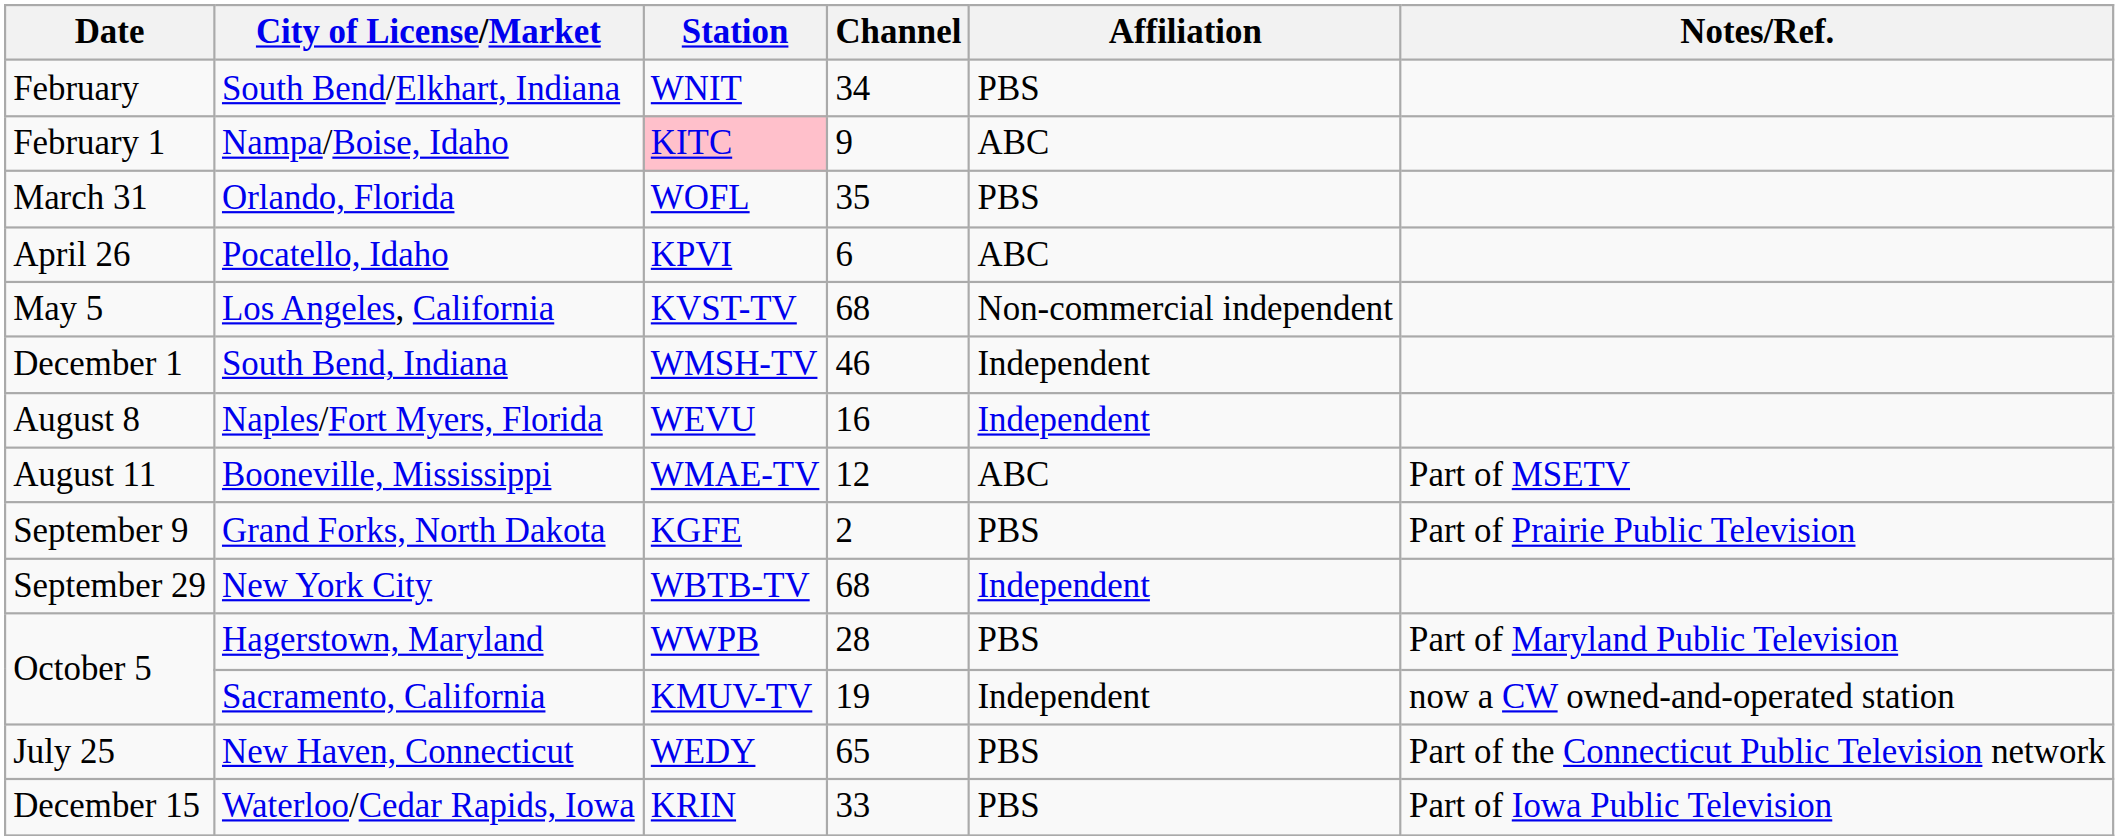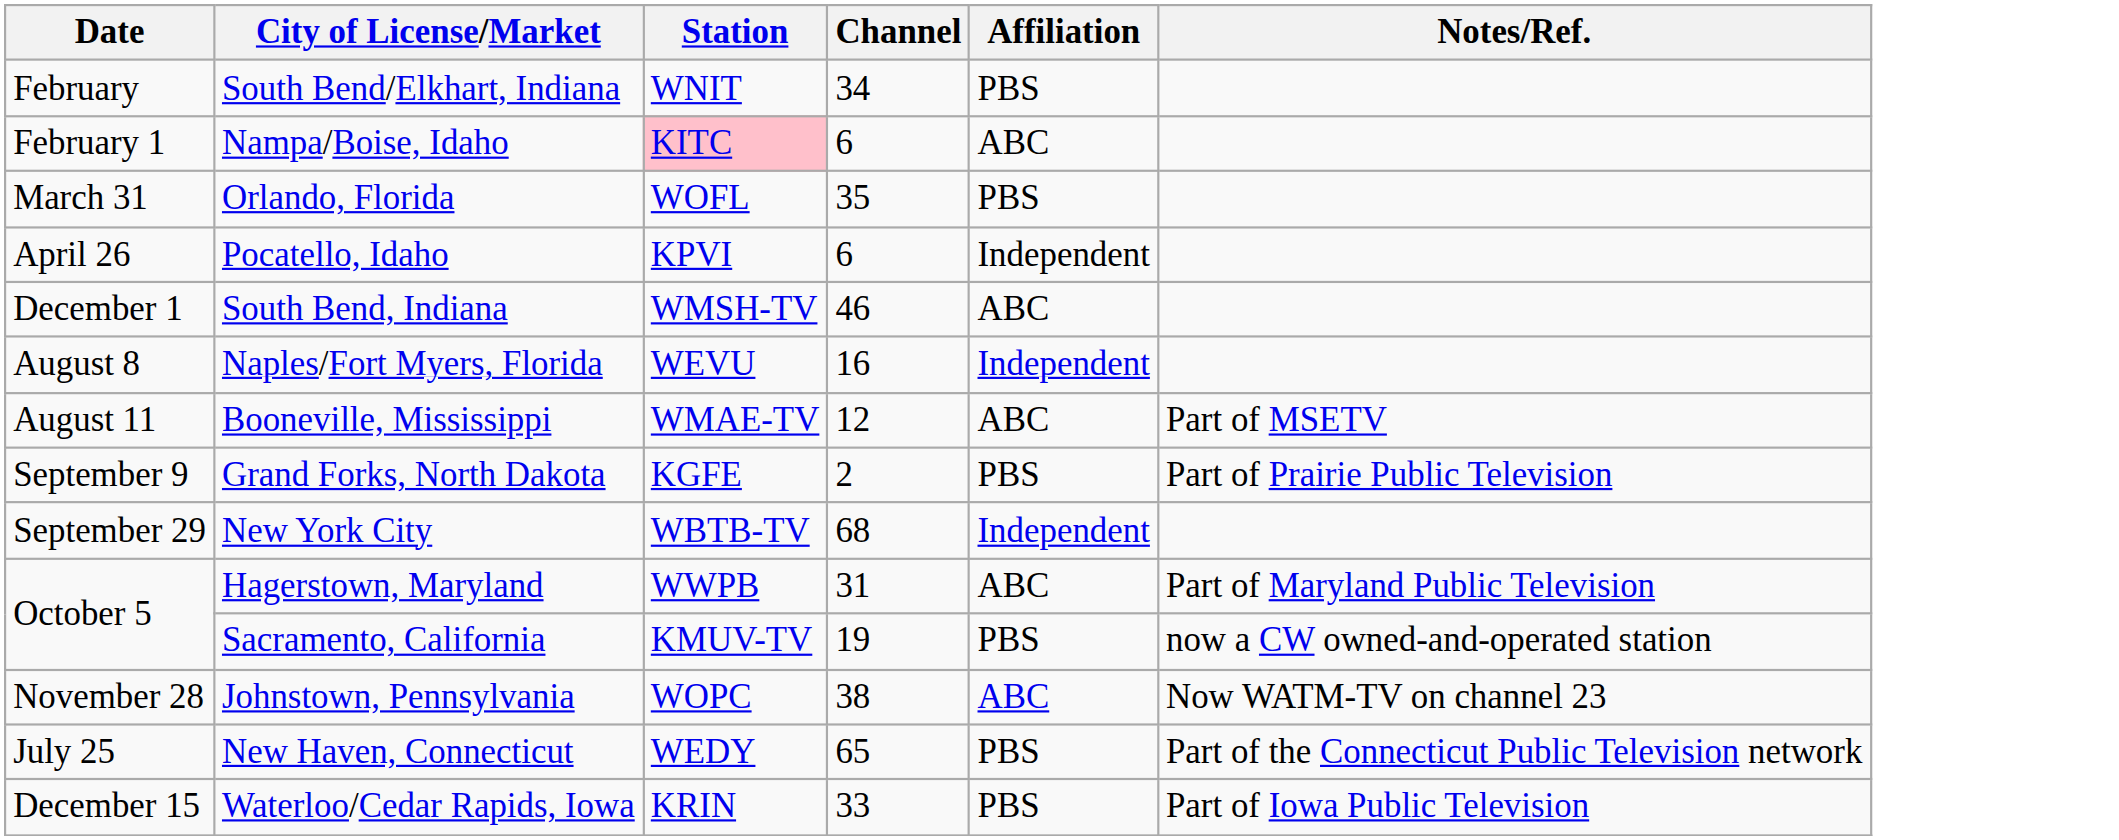(844, 142) 9 -> (844, 142) 6
(1013, 253) ABC -> (1064, 253) Independent
- row: (388, 308)
(1064, 364) Independent -> (1013, 308) ABC
(853, 640) 28 -> (853, 585) 31
(1009, 640) PBS -> (1013, 585) ABC
(1064, 695) Independent -> (1009, 640) PBS
+ row: (398, 695)
